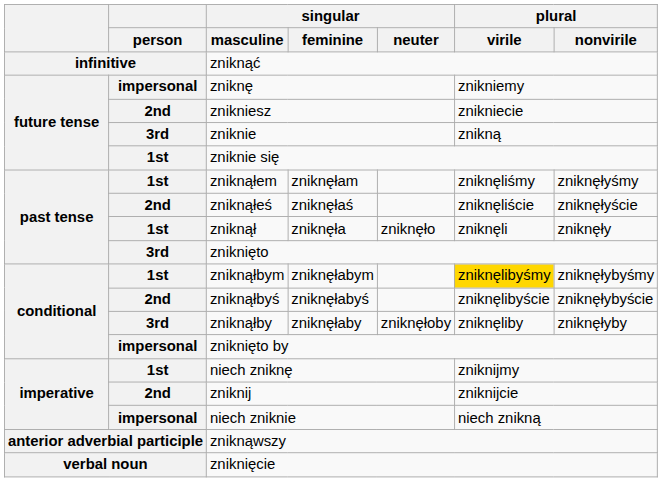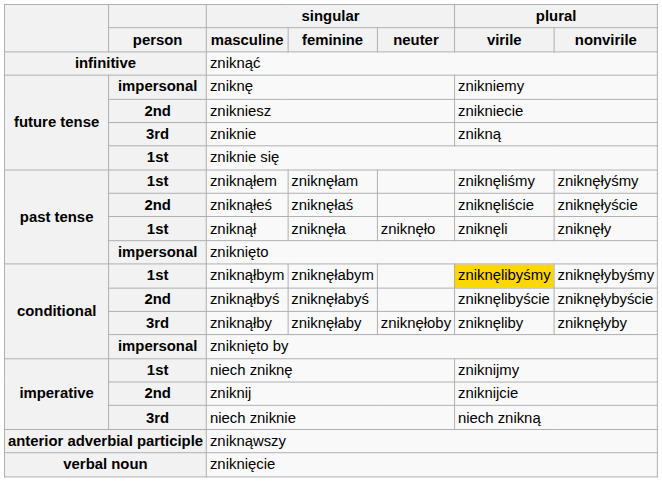(158, 252) 3rd -> (158, 252) impersonal
(158, 417) impersonal -> (158, 417) 3rd
